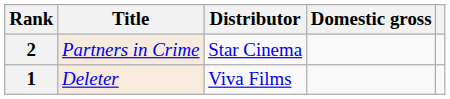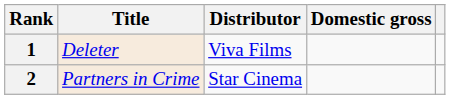rows swapped: (31, 79) <-> (31, 49)
